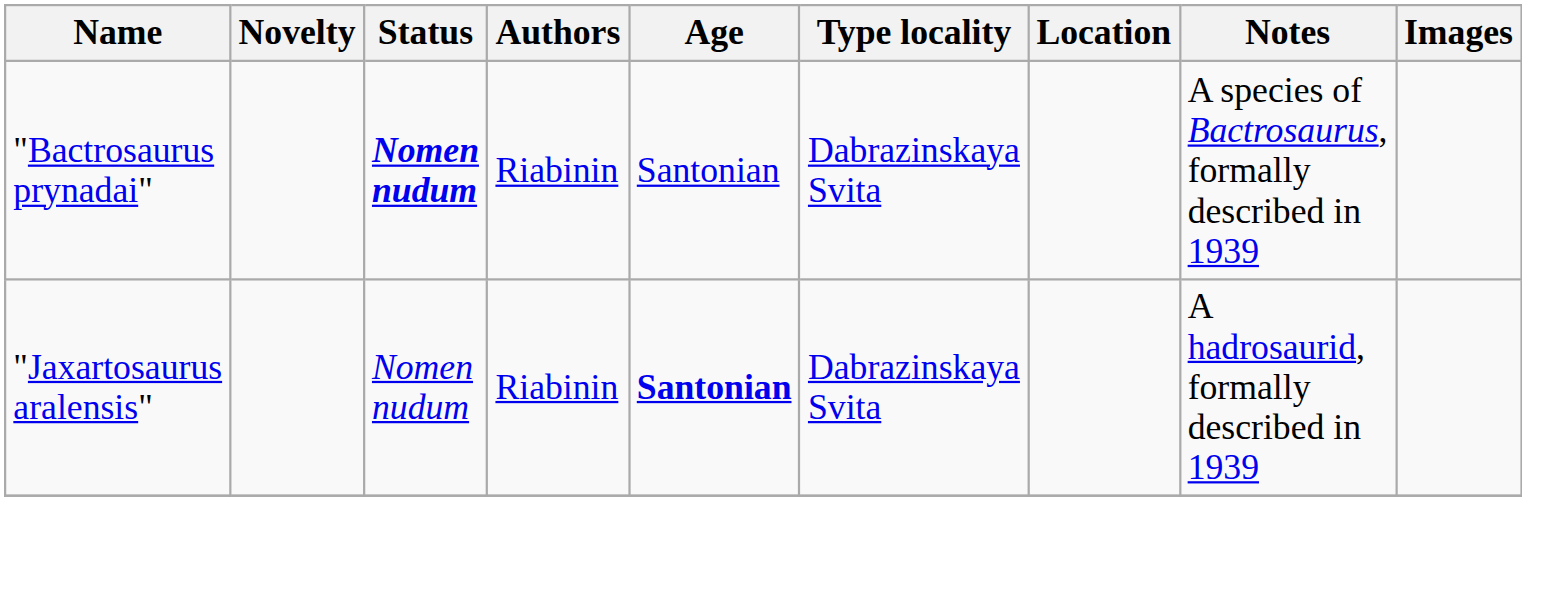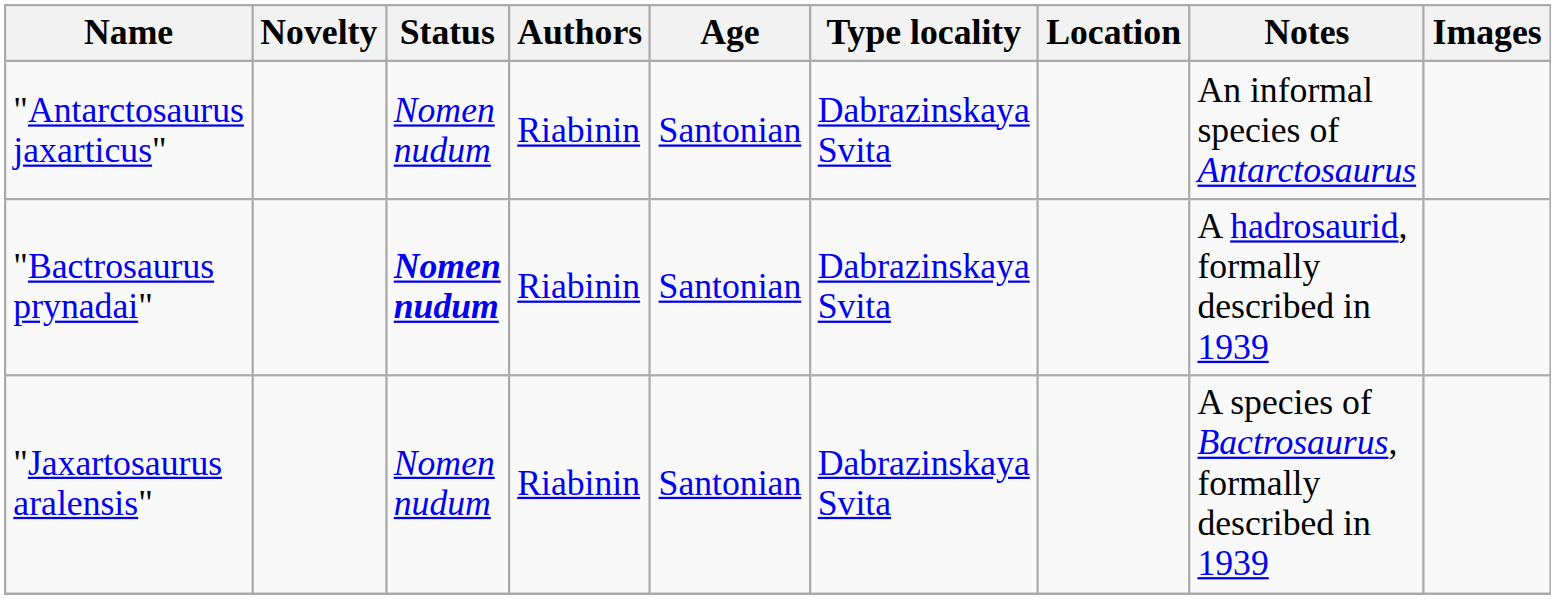+ row: (129, 129)
(1288, 169) A species of Bactrosaurus, formally described in 1939 -> (1302, 286) A hadrosaurid, formally described in 1939
(714, 386) bold -> (730, 483) normal
(1276, 386) A hadrosaurid, formally described in 1939 -> (1297, 483) A species of Bactrosaurus, formally described in 1939
